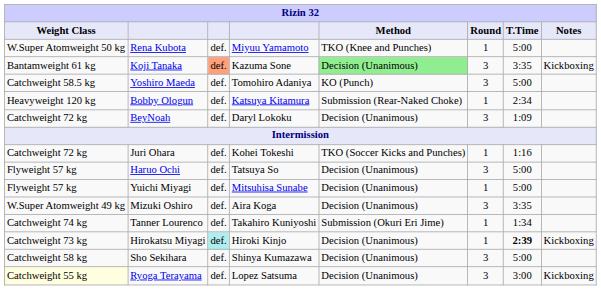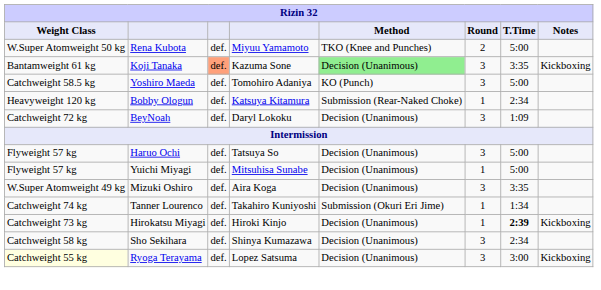(486, 48) 1 -> (483, 48) 2
- row: (152, 153)
(219, 240) paleturquoise background -> (219, 223) no background
(522, 258) 5:00 -> (519, 240) 2:34
